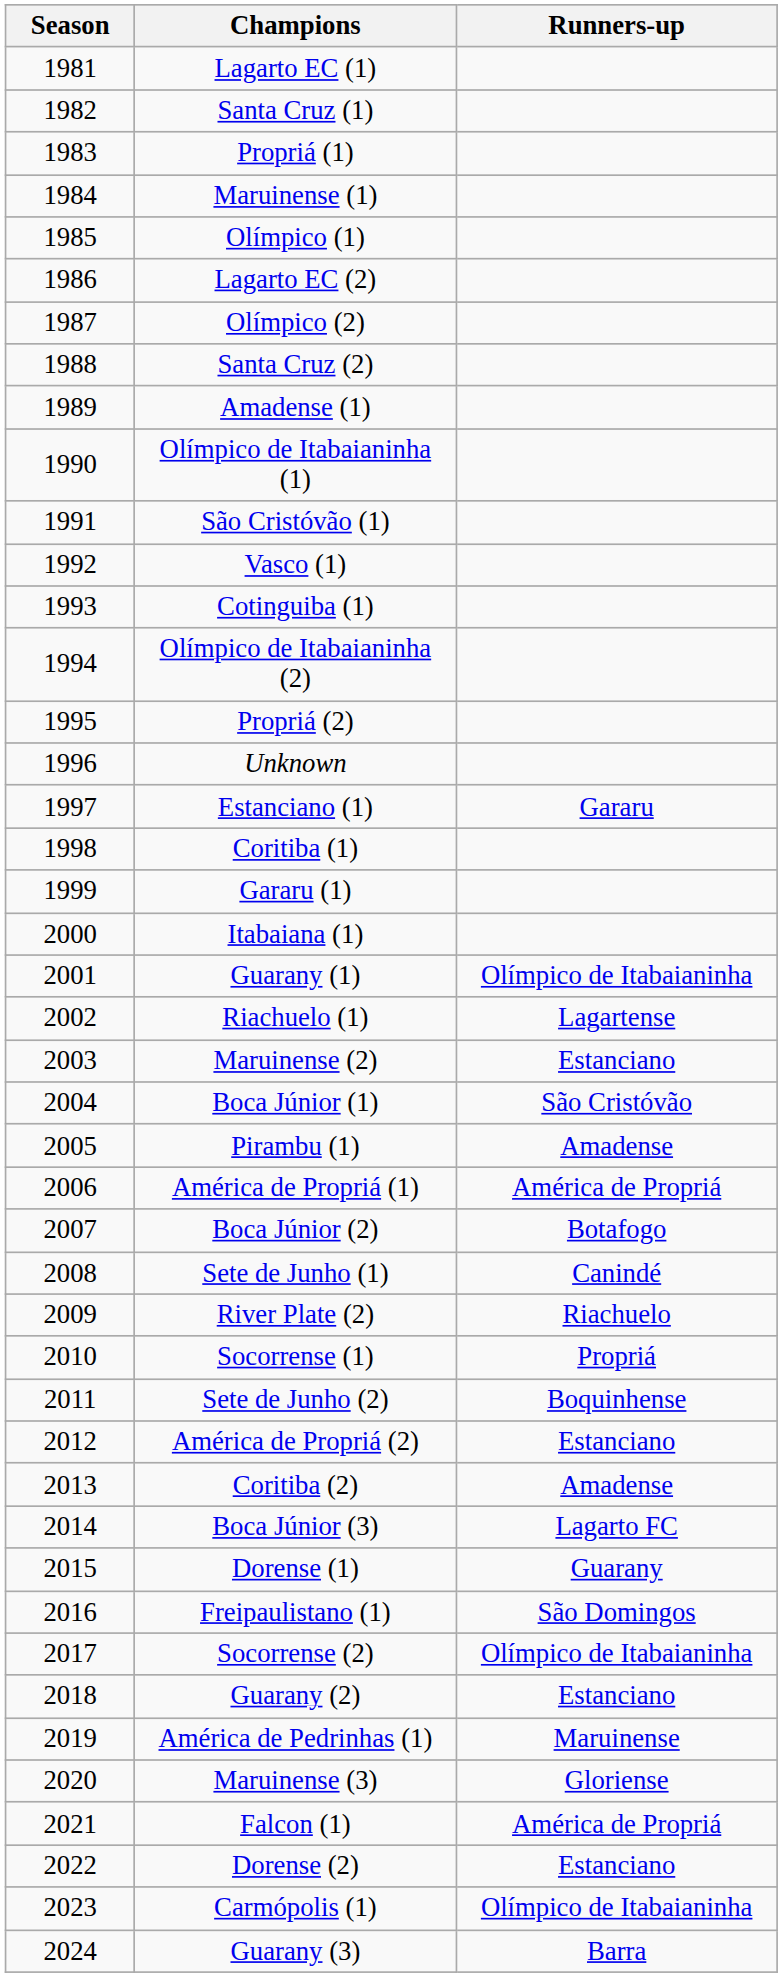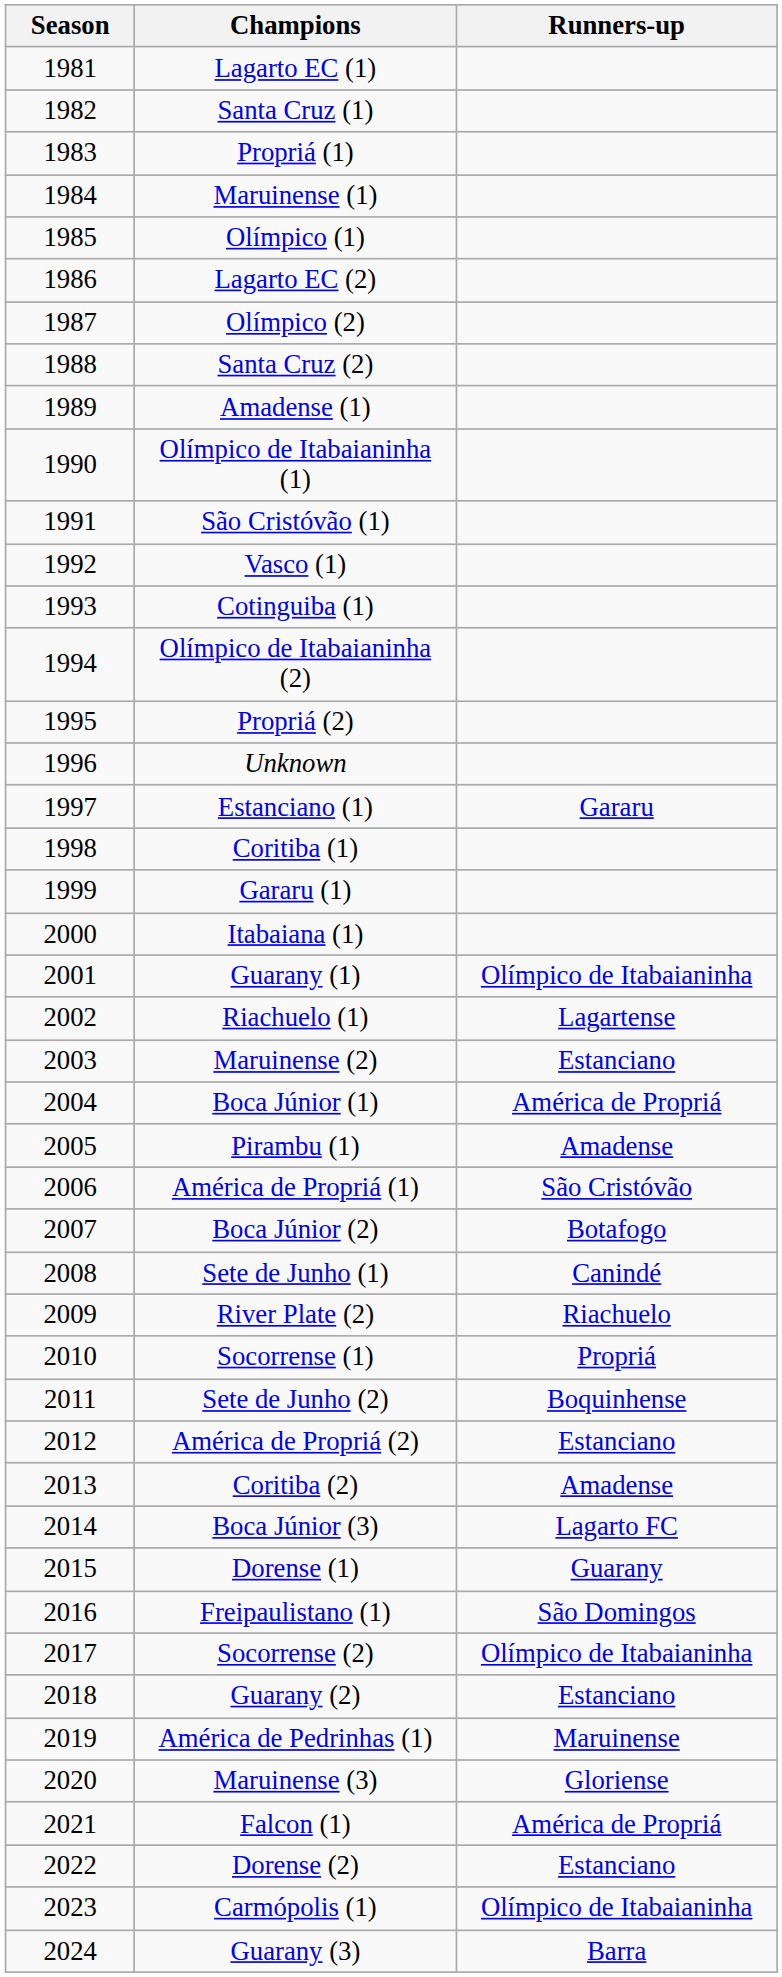(617, 1102) São Cristóvão -> (617, 1102) América de Propriá
(617, 1187) América de Propriá -> (617, 1187) São Cristóvão
